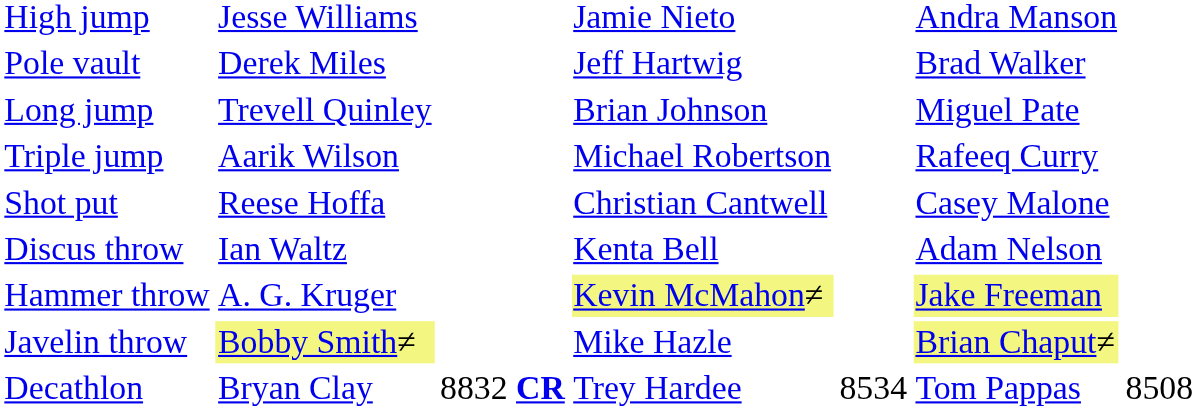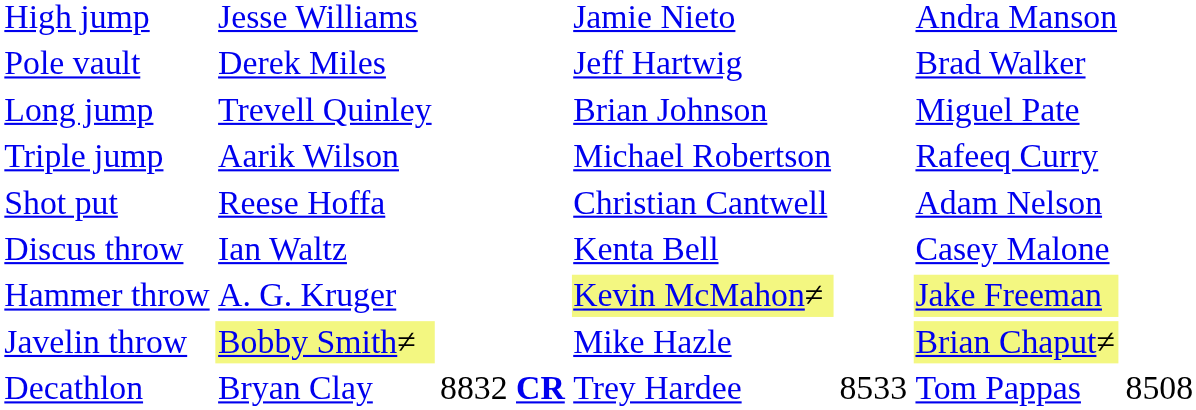(1012, 202) Casey Malone -> (1009, 202) Adam Nelson
(1009, 248) Adam Nelson -> (1012, 248) Casey Malone
(873, 388) 8534 -> (873, 388) 8533
